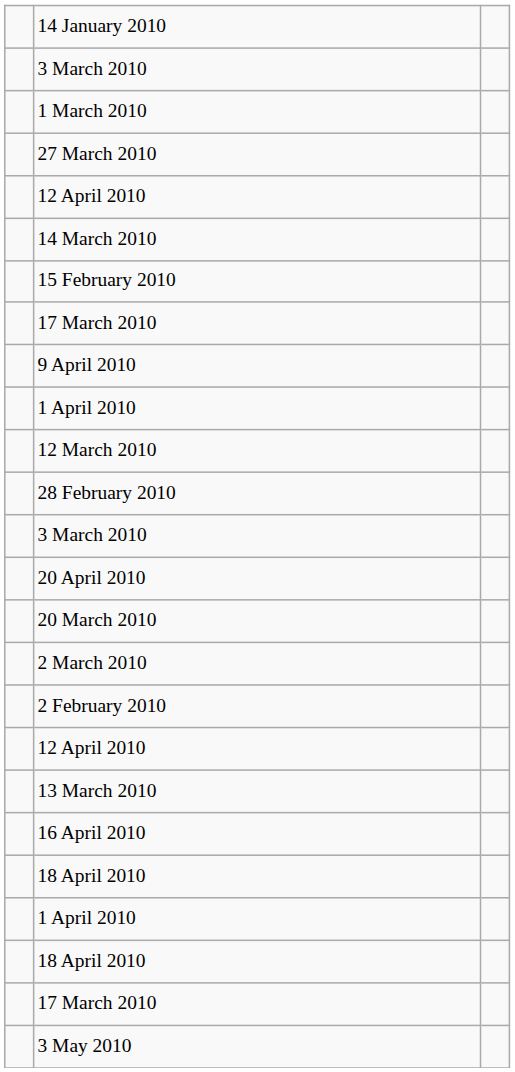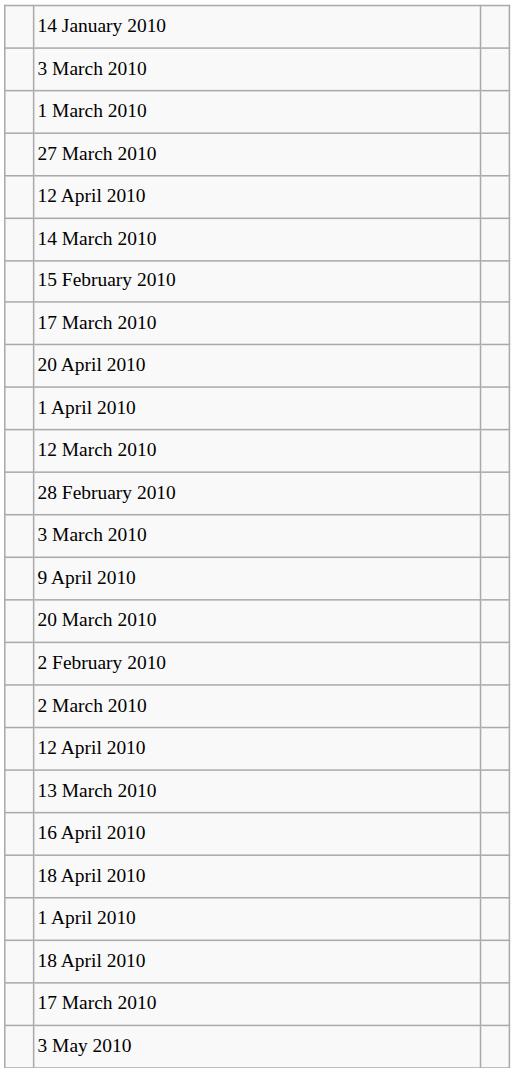rows swapped: (19, 579) <-> (19, 366)
rows swapped: (19, 664) <-> (19, 706)
